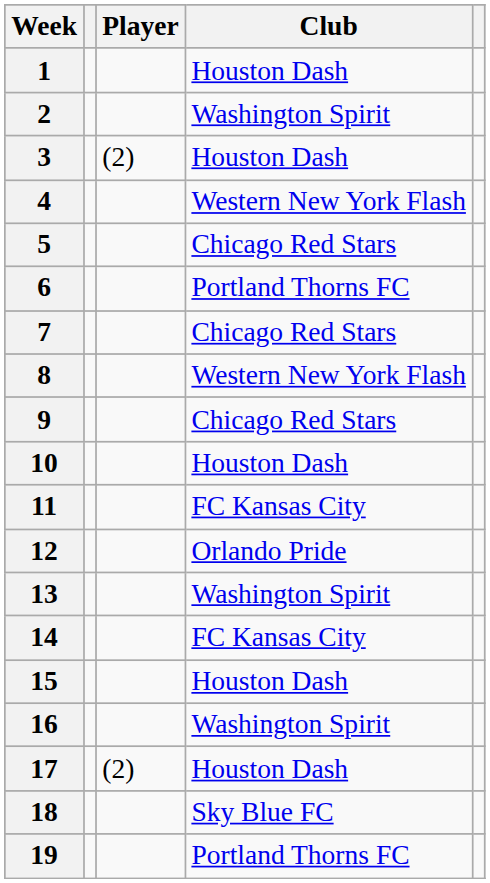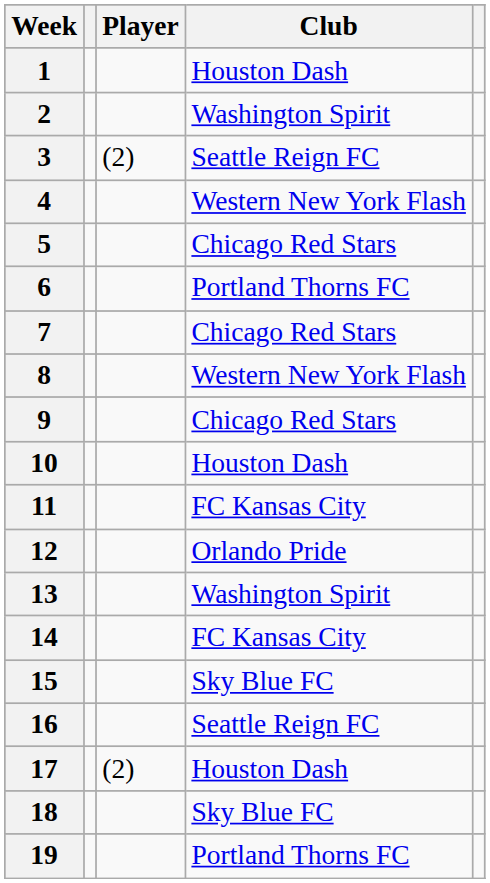(270, 157) Houston Dash -> (285, 157) Seattle Reign FC
(270, 680) Houston Dash -> (263, 680) Sky Blue FC
(291, 724) Washington Spirit -> (285, 724) Seattle Reign FC
